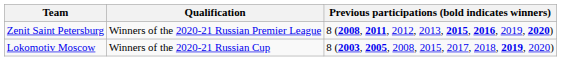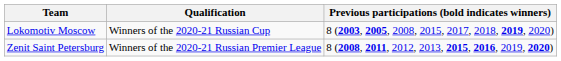rows swapped: (55, 30) <-> (51, 47)
